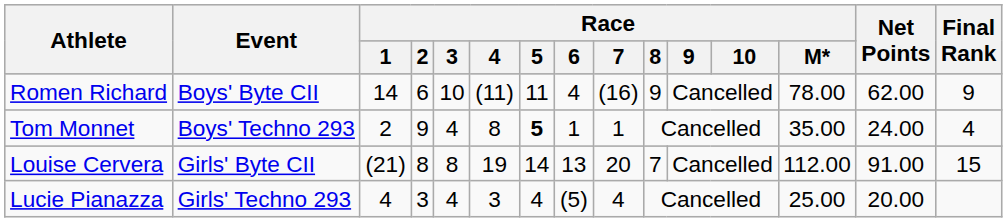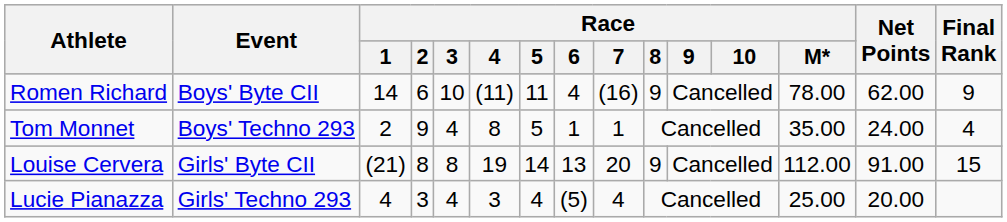(537, 128) bold -> (537, 128) normal
(655, 164) 7 -> (655, 164) 9
